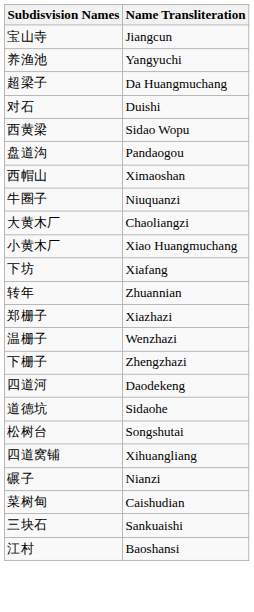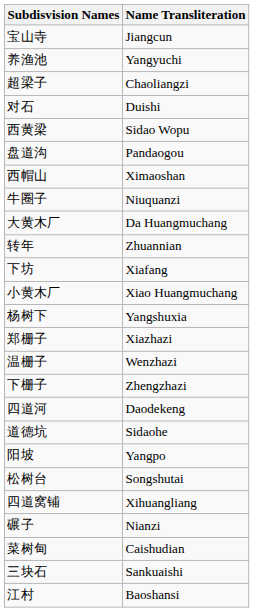(176, 83) Da Huangmuchang -> (157, 83) Chaoliangzi
(157, 223) Chaoliangzi -> (176, 223) Da Huangmuchang
rows swapped: (34, 245) <-> (21, 292)
+ row: (27, 315)
+ row: (21, 455)
